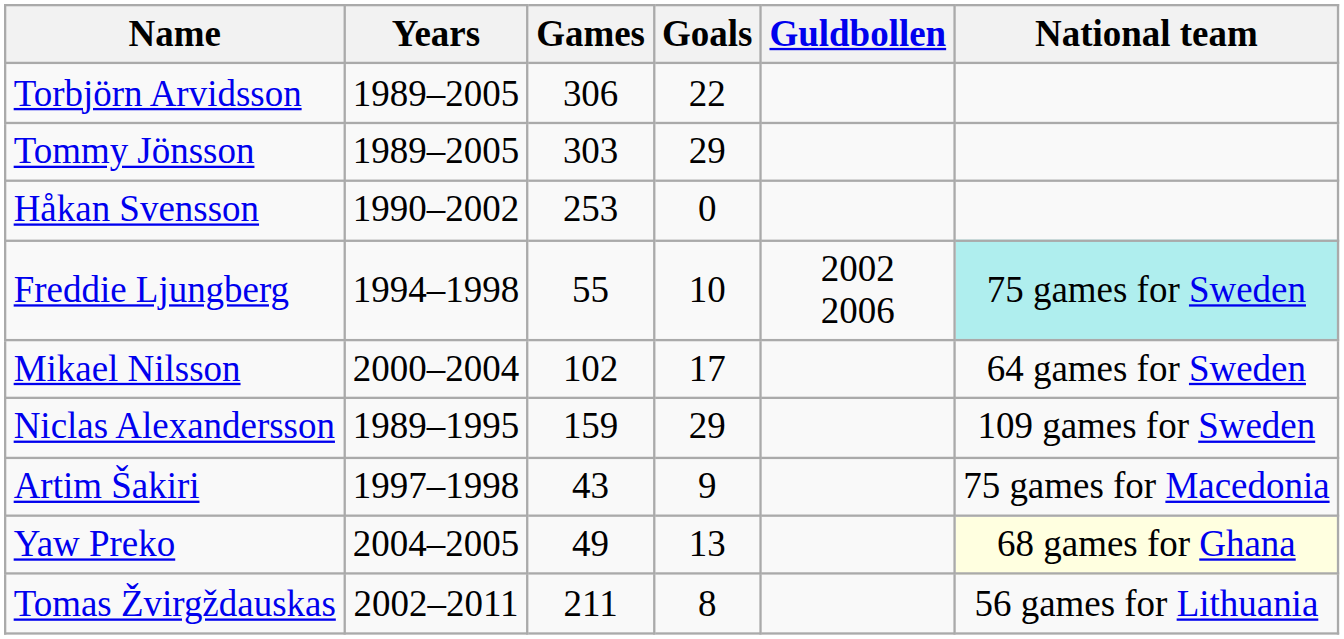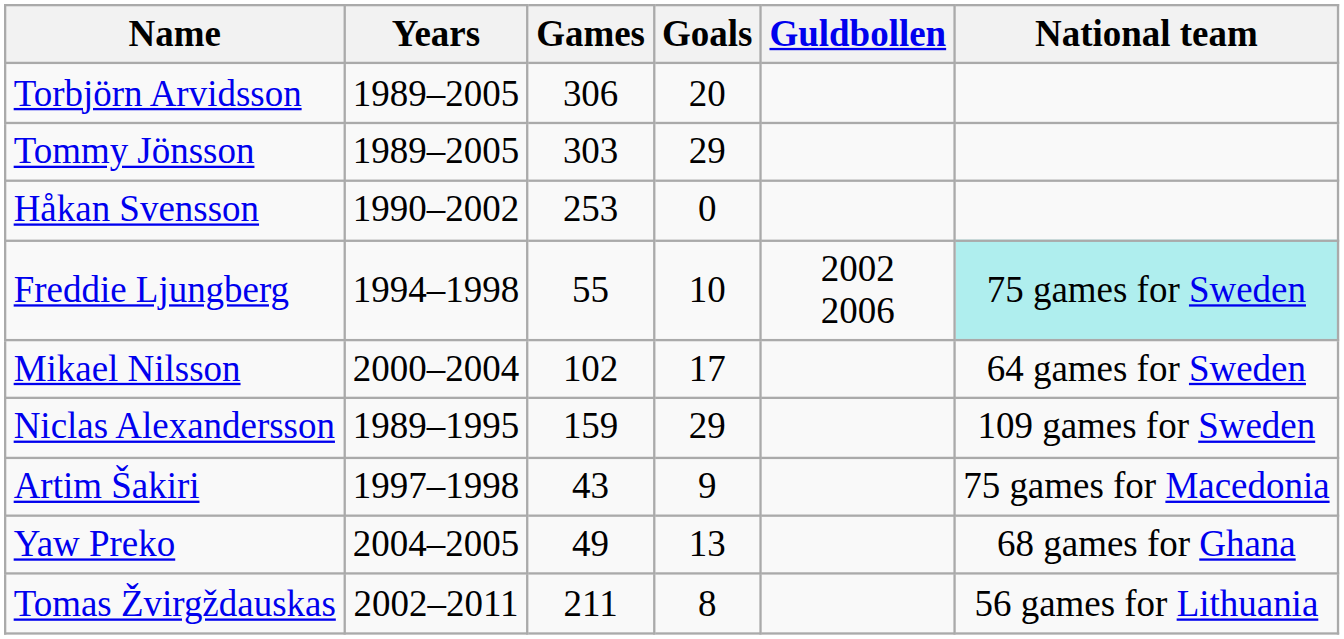(707, 92) 22 -> (707, 92) 20
(1146, 544) lightyellow background -> (1146, 544) no background
